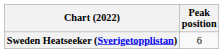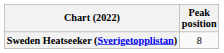(199, 40) 6 -> (199, 40) 8
